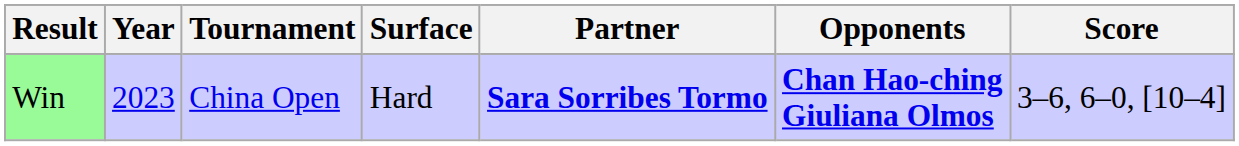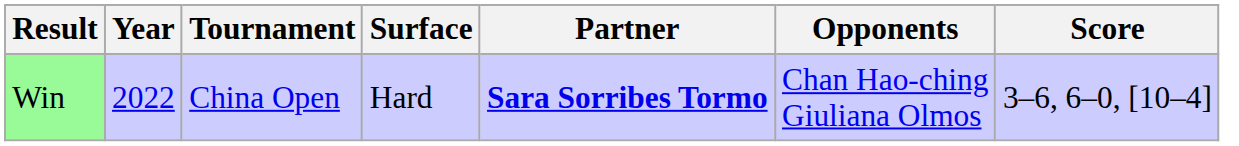(143, 96) 2023 -> (143, 96) 2022
(892, 96) bold -> (885, 96) normal
